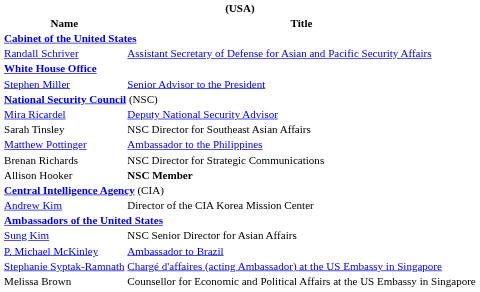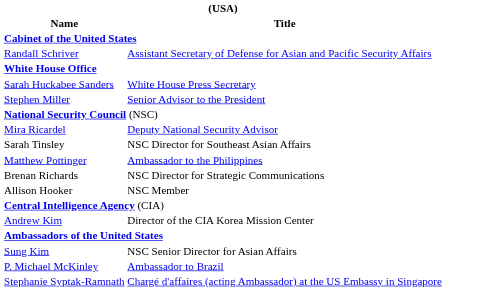+ row: (59, 84)
(160, 175) bold -> (158, 190) normal
- row: (38, 281)
